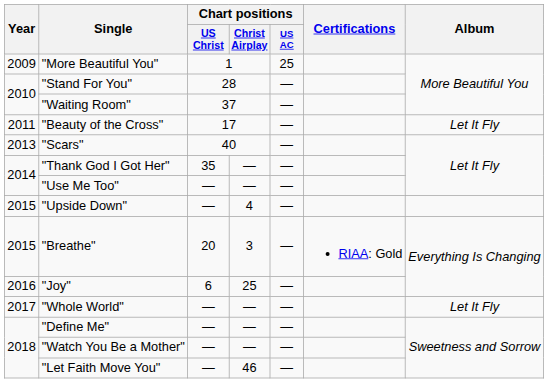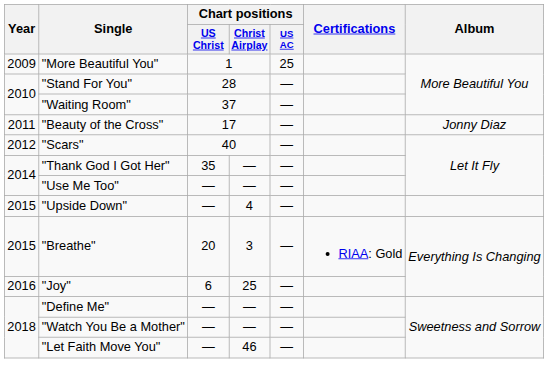(474, 124) Let It Fly -> (474, 124) Jonny Diaz
(22, 145) 2013 -> (22, 145) 2012
- row: (83, 307)
